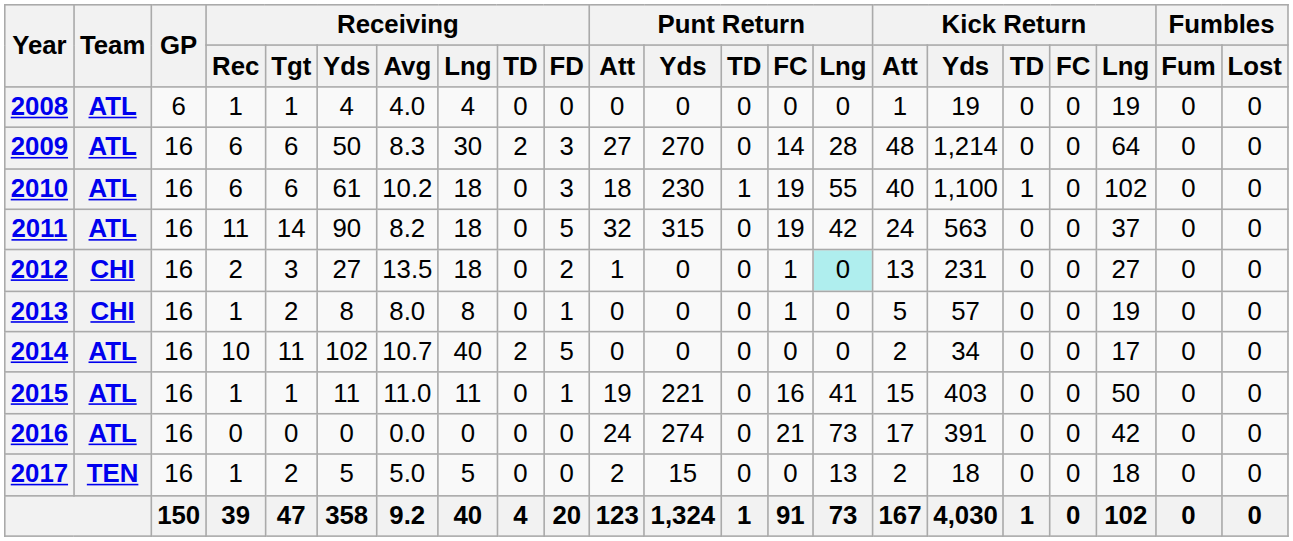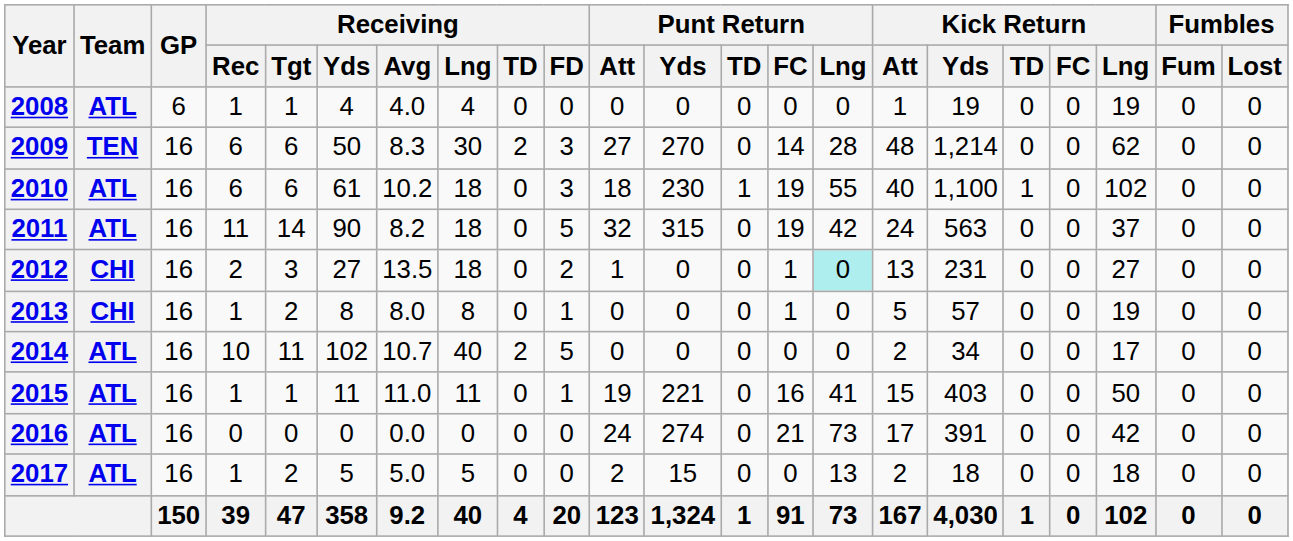(113, 147) ATL -> (113, 147) TEN
(1126, 147) 64 -> (1126, 147) 62
(113, 474) TEN -> (113, 474) ATL
